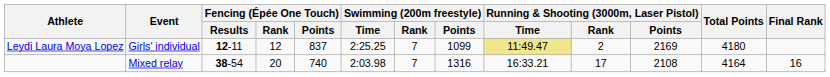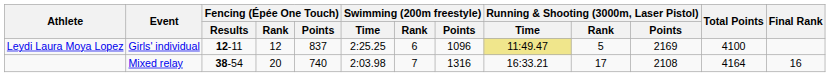(414, 47) 7 -> (414, 47) 6
(459, 47) 1099 -> (459, 47) 1096
(601, 47) 2 -> (601, 47) 5
(734, 47) 4180 -> (734, 47) 4100
